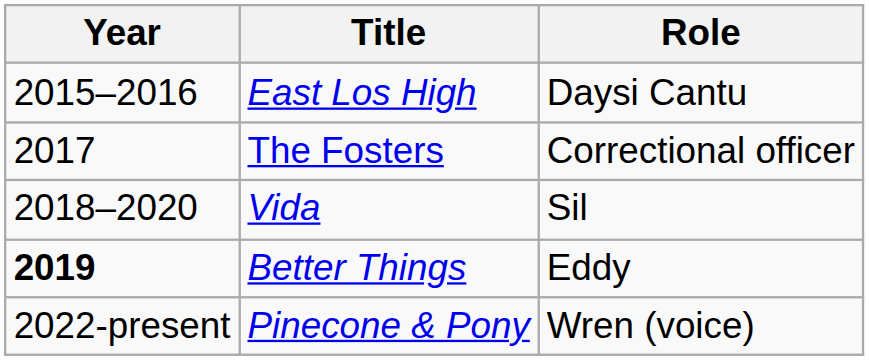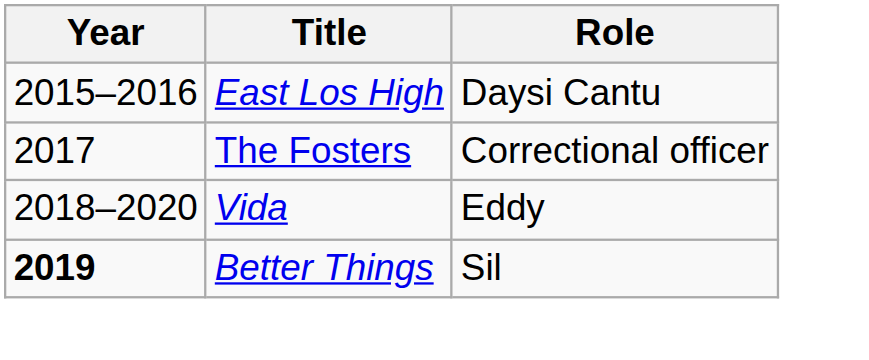(567, 208) Sil -> (503, 208) Eddy
(589, 267) Eddy -> (481, 267) Sil
- row: (389, 325)
